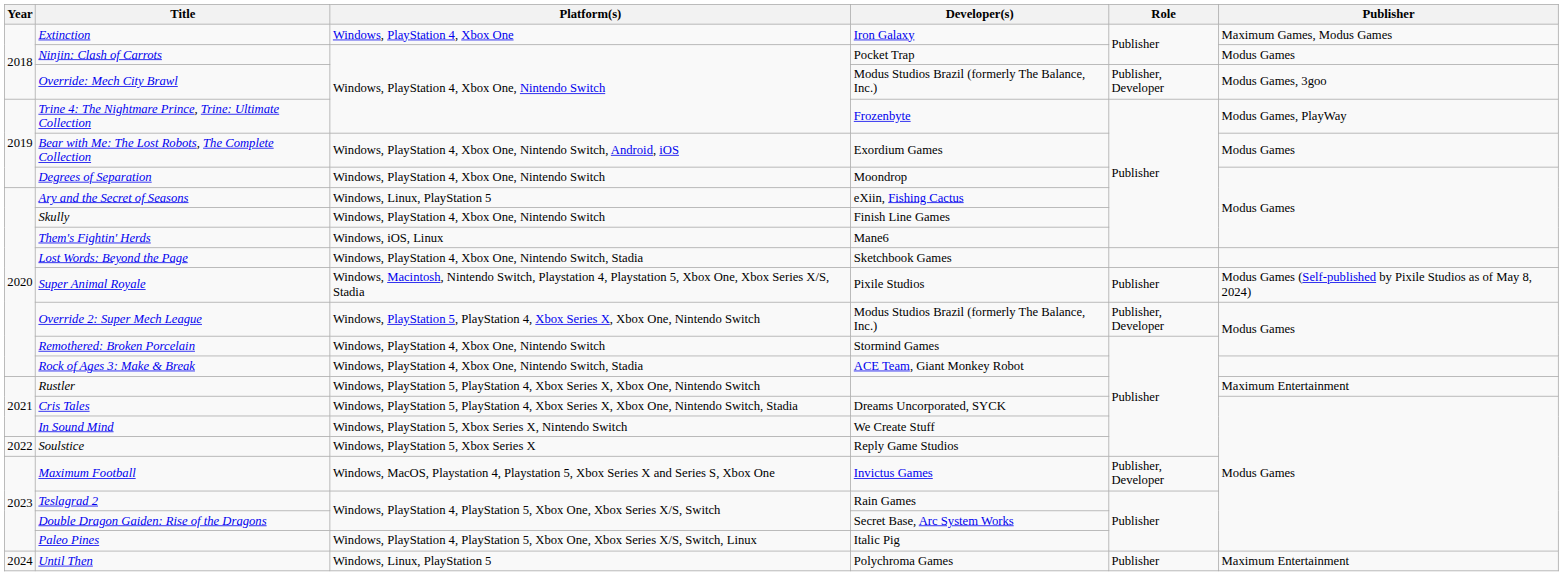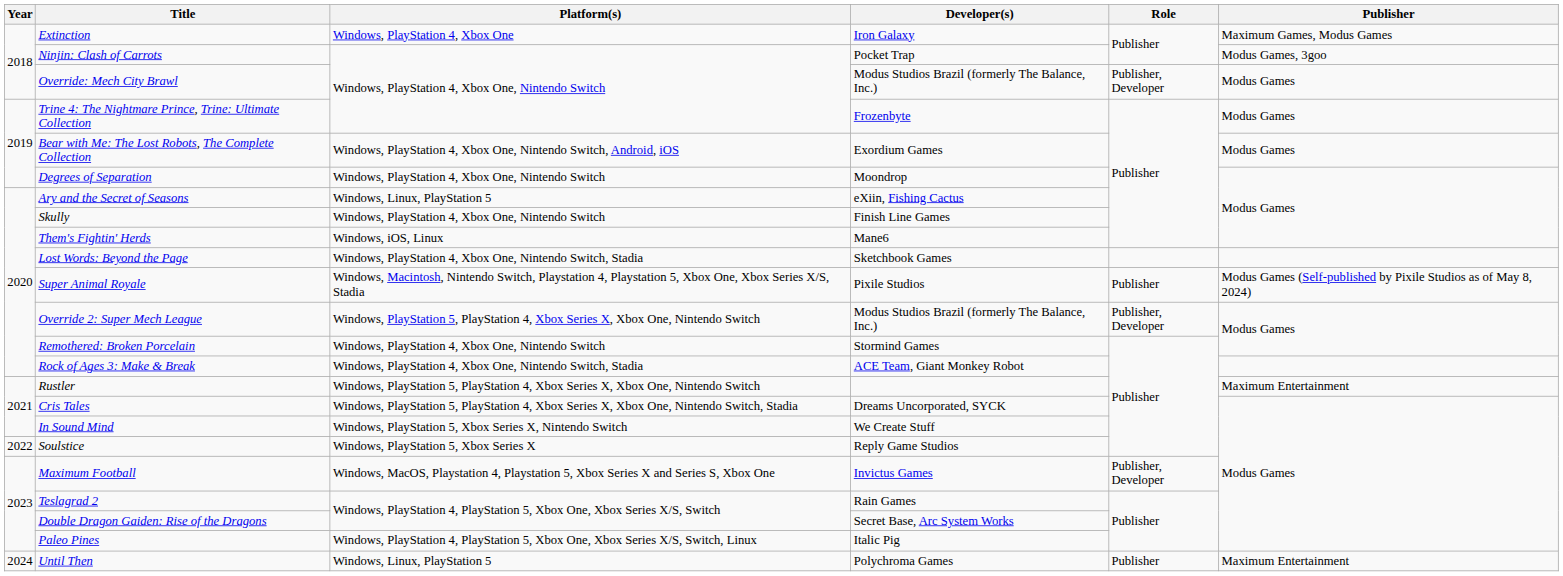(1258, 54) Modus Games -> (1274, 54) Modus Games, 3goo
(1274, 81) Modus Games, 3goo -> (1258, 81) Modus Games
(1284, 116) Modus Games, PlayWay -> (1258, 116) Modus Games
